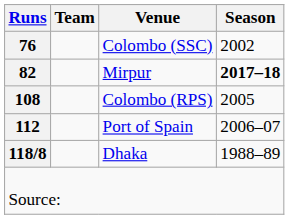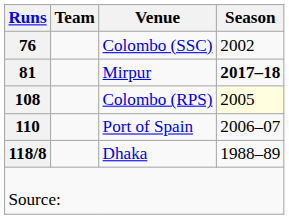(28, 72) 82 -> (28, 72) 81
(237, 99) no background -> (237, 99) lightyellow background
(28, 126) 112 -> (28, 126) 110
